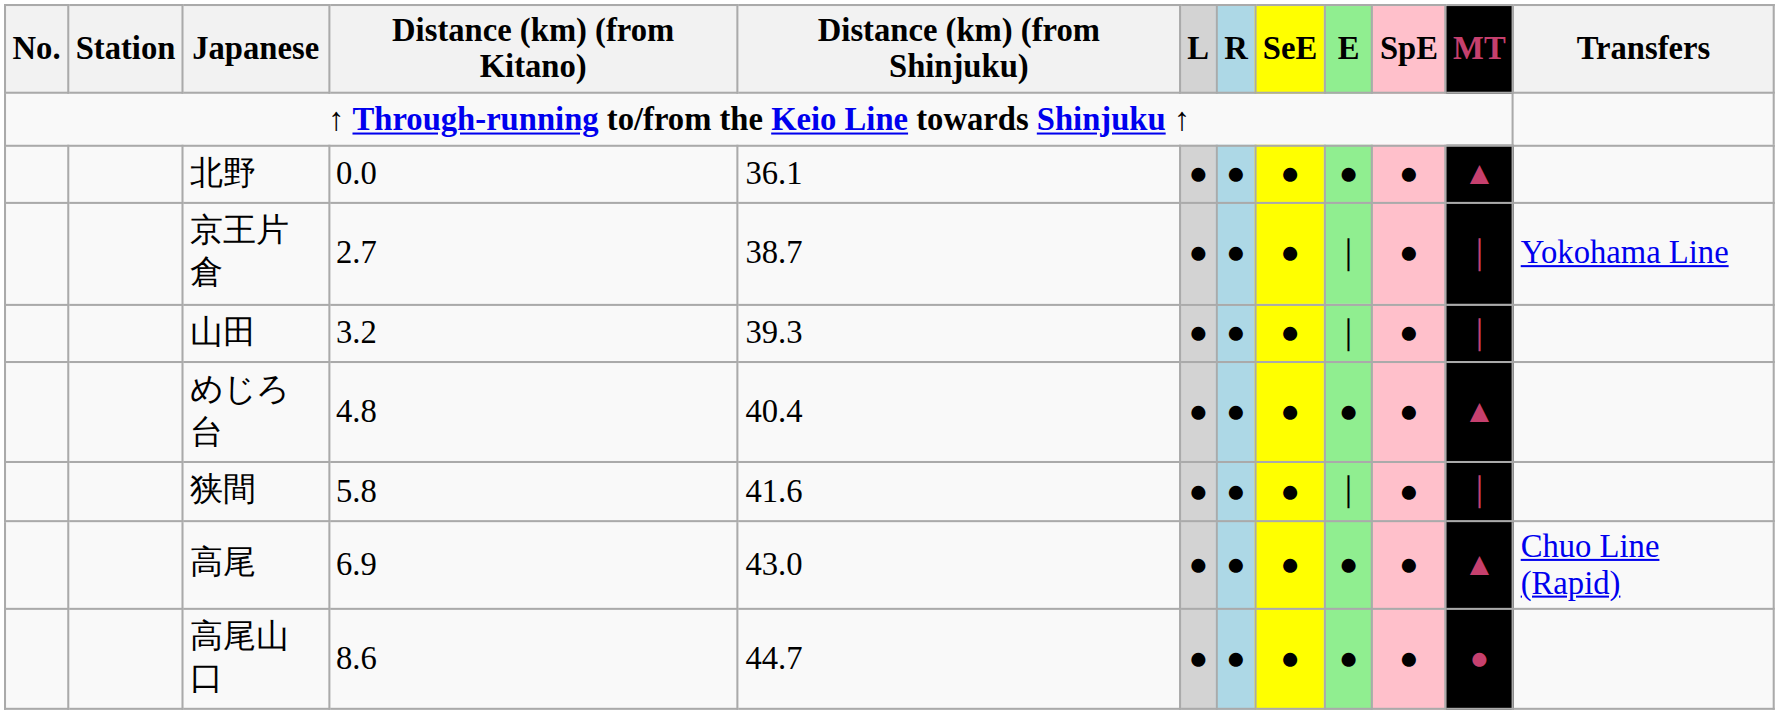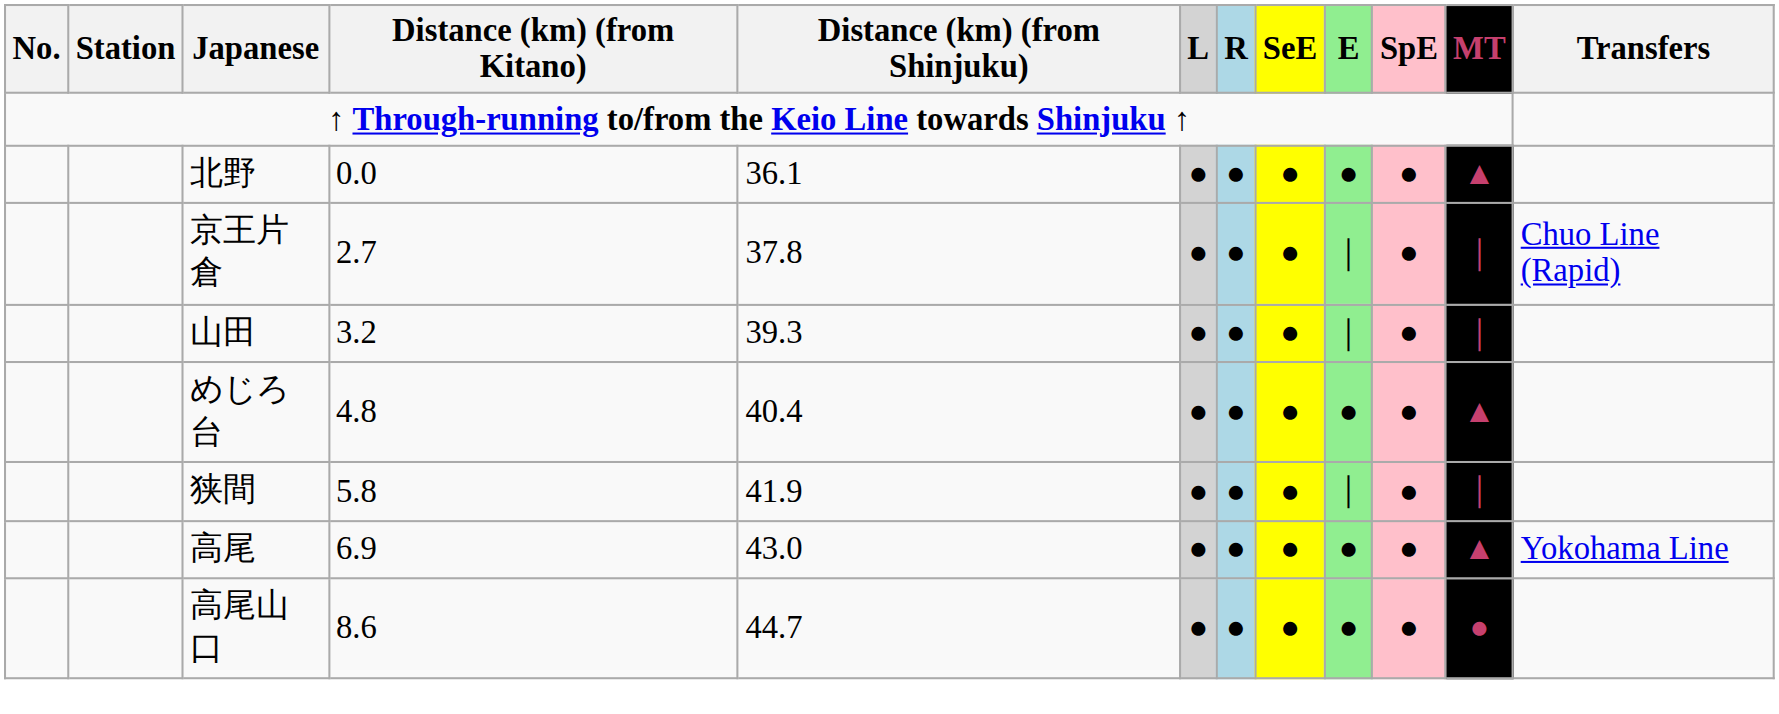(774, 252) 38.7 -> (774, 252) 37.8
(1625, 252) Yokohama Line -> (1590, 252) Chuo Line (Rapid)
(774, 490) 41.6 -> (774, 490) 41.9
(1590, 564) Chuo Line (Rapid) -> (1625, 548) Yokohama Line
